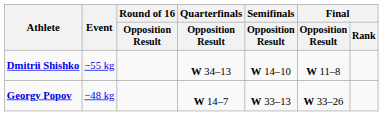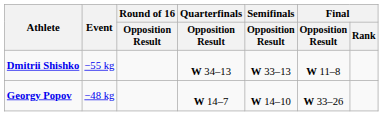(271, 72) W 14–10 -> (271, 72) W 33–13
(271, 102) W 33–13 -> (271, 102) W 14–10
